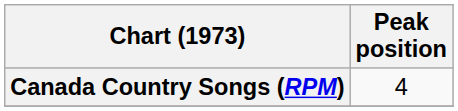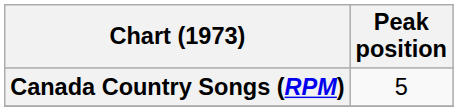(401, 86) 4 -> (401, 86) 5
